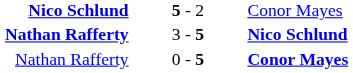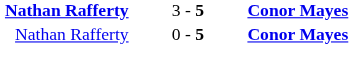- row: (188, 10)
(298, 34) Nico Schlund -> (298, 10) Conor Mayes
